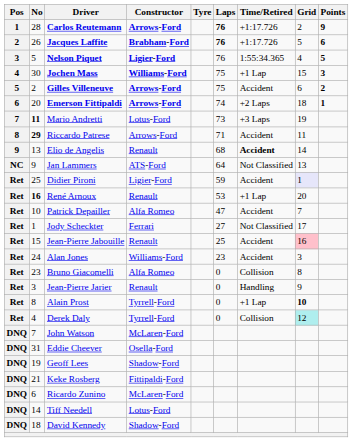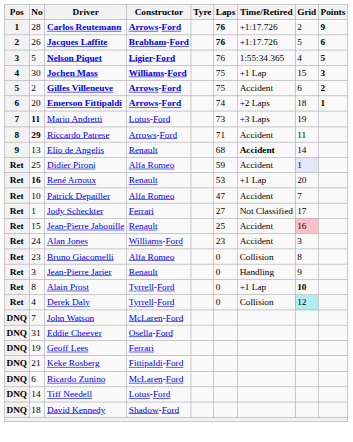- row: (72, 165)
(150, 180) Ligier-Ford -> (151, 165) Alfa Romeo
(154, 363) Shadow-Ford -> (141, 348) Ferrari
